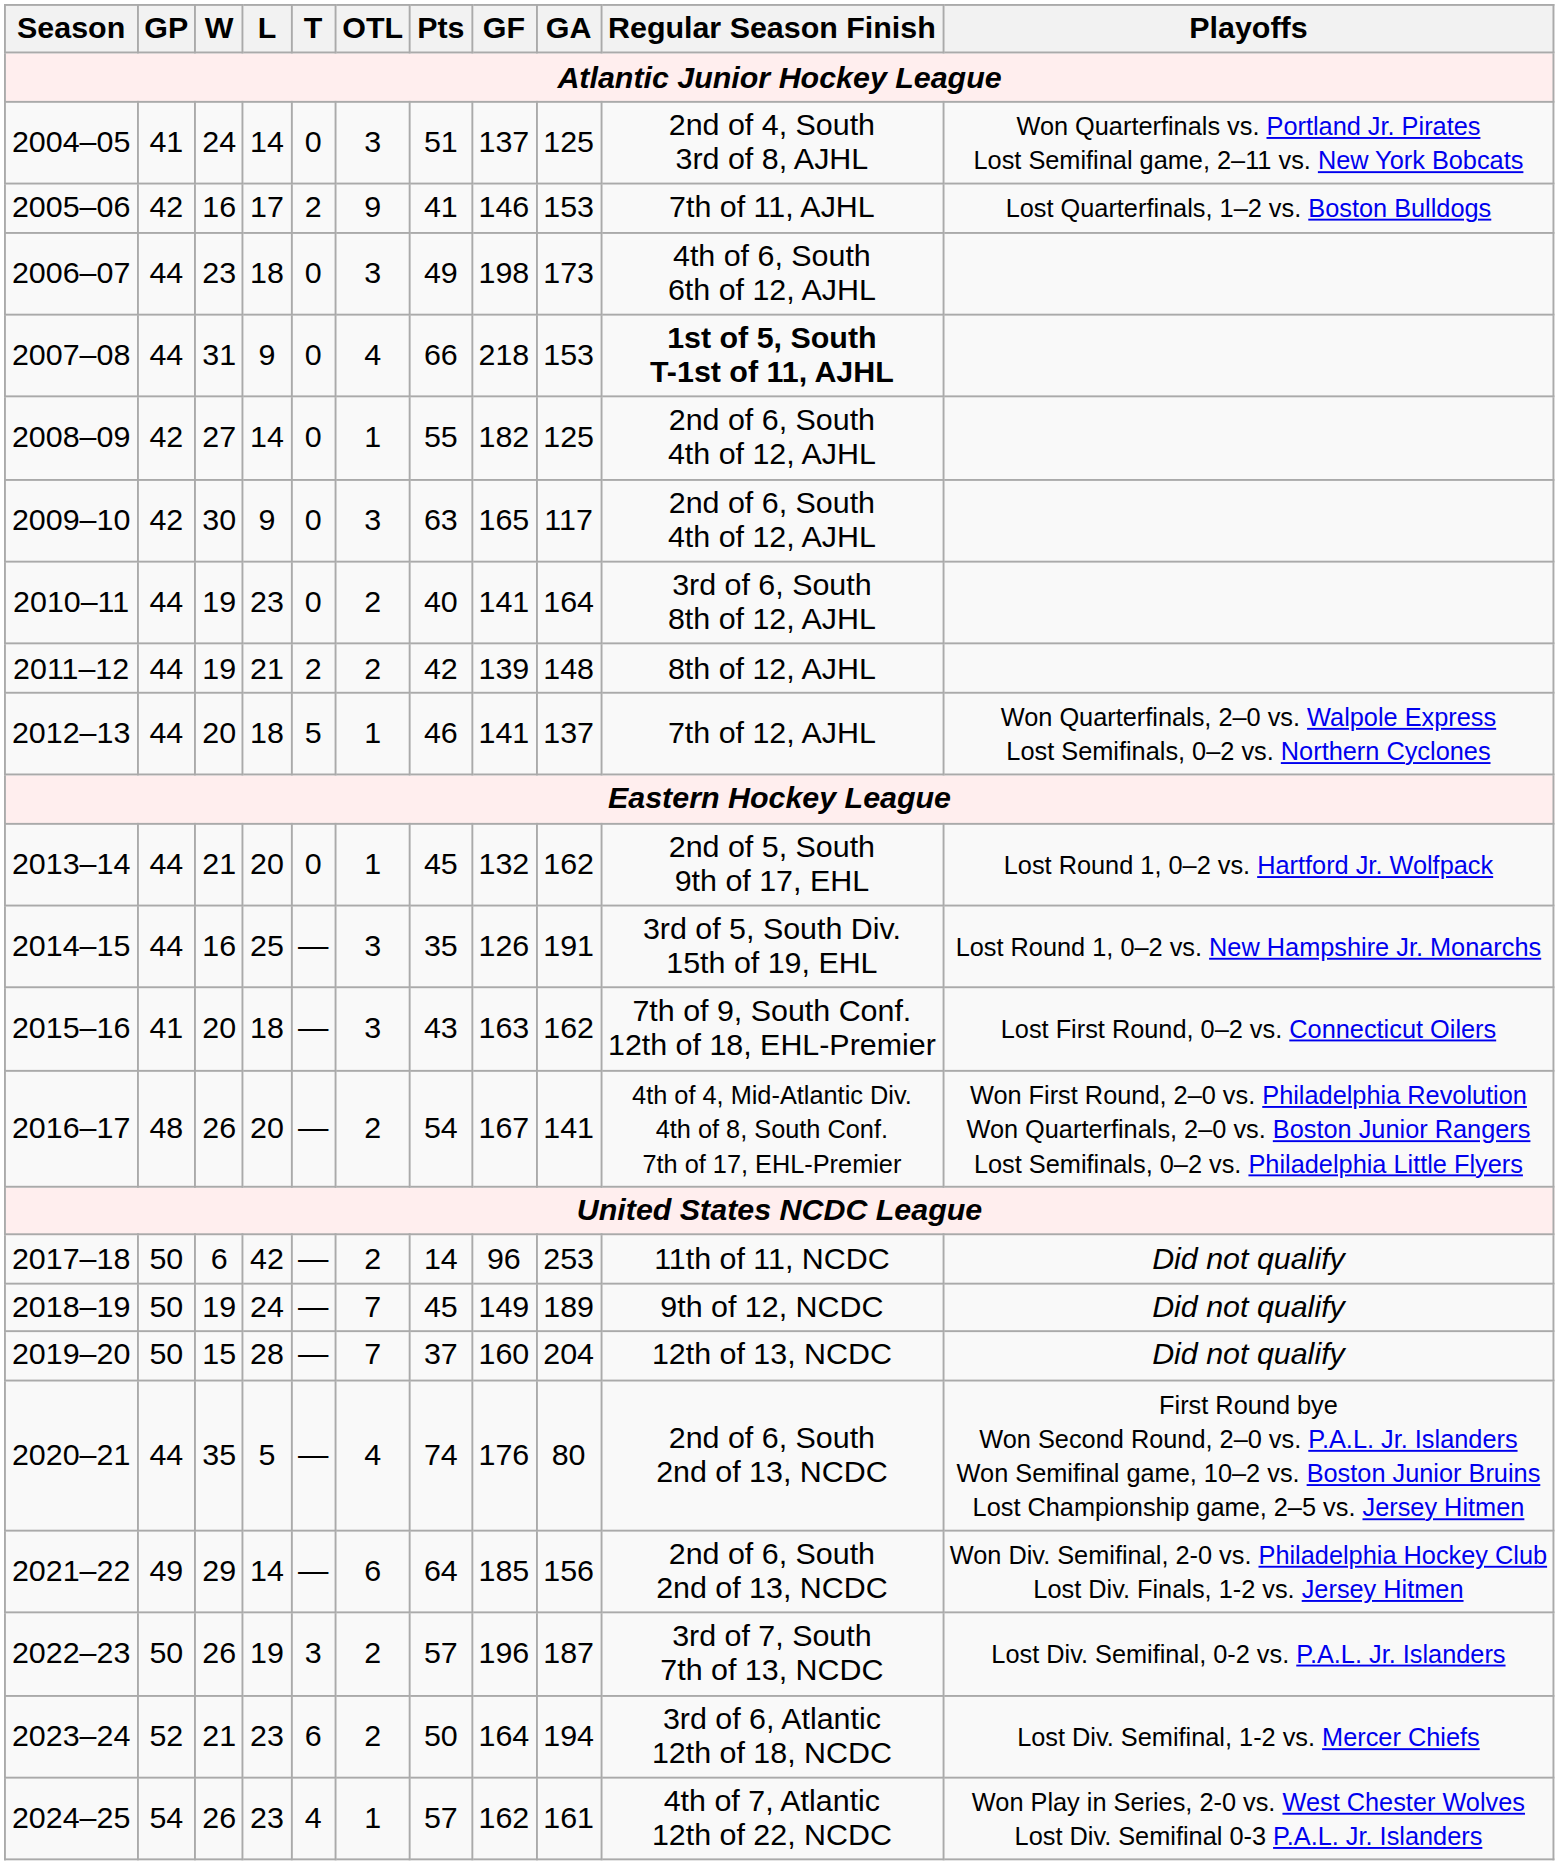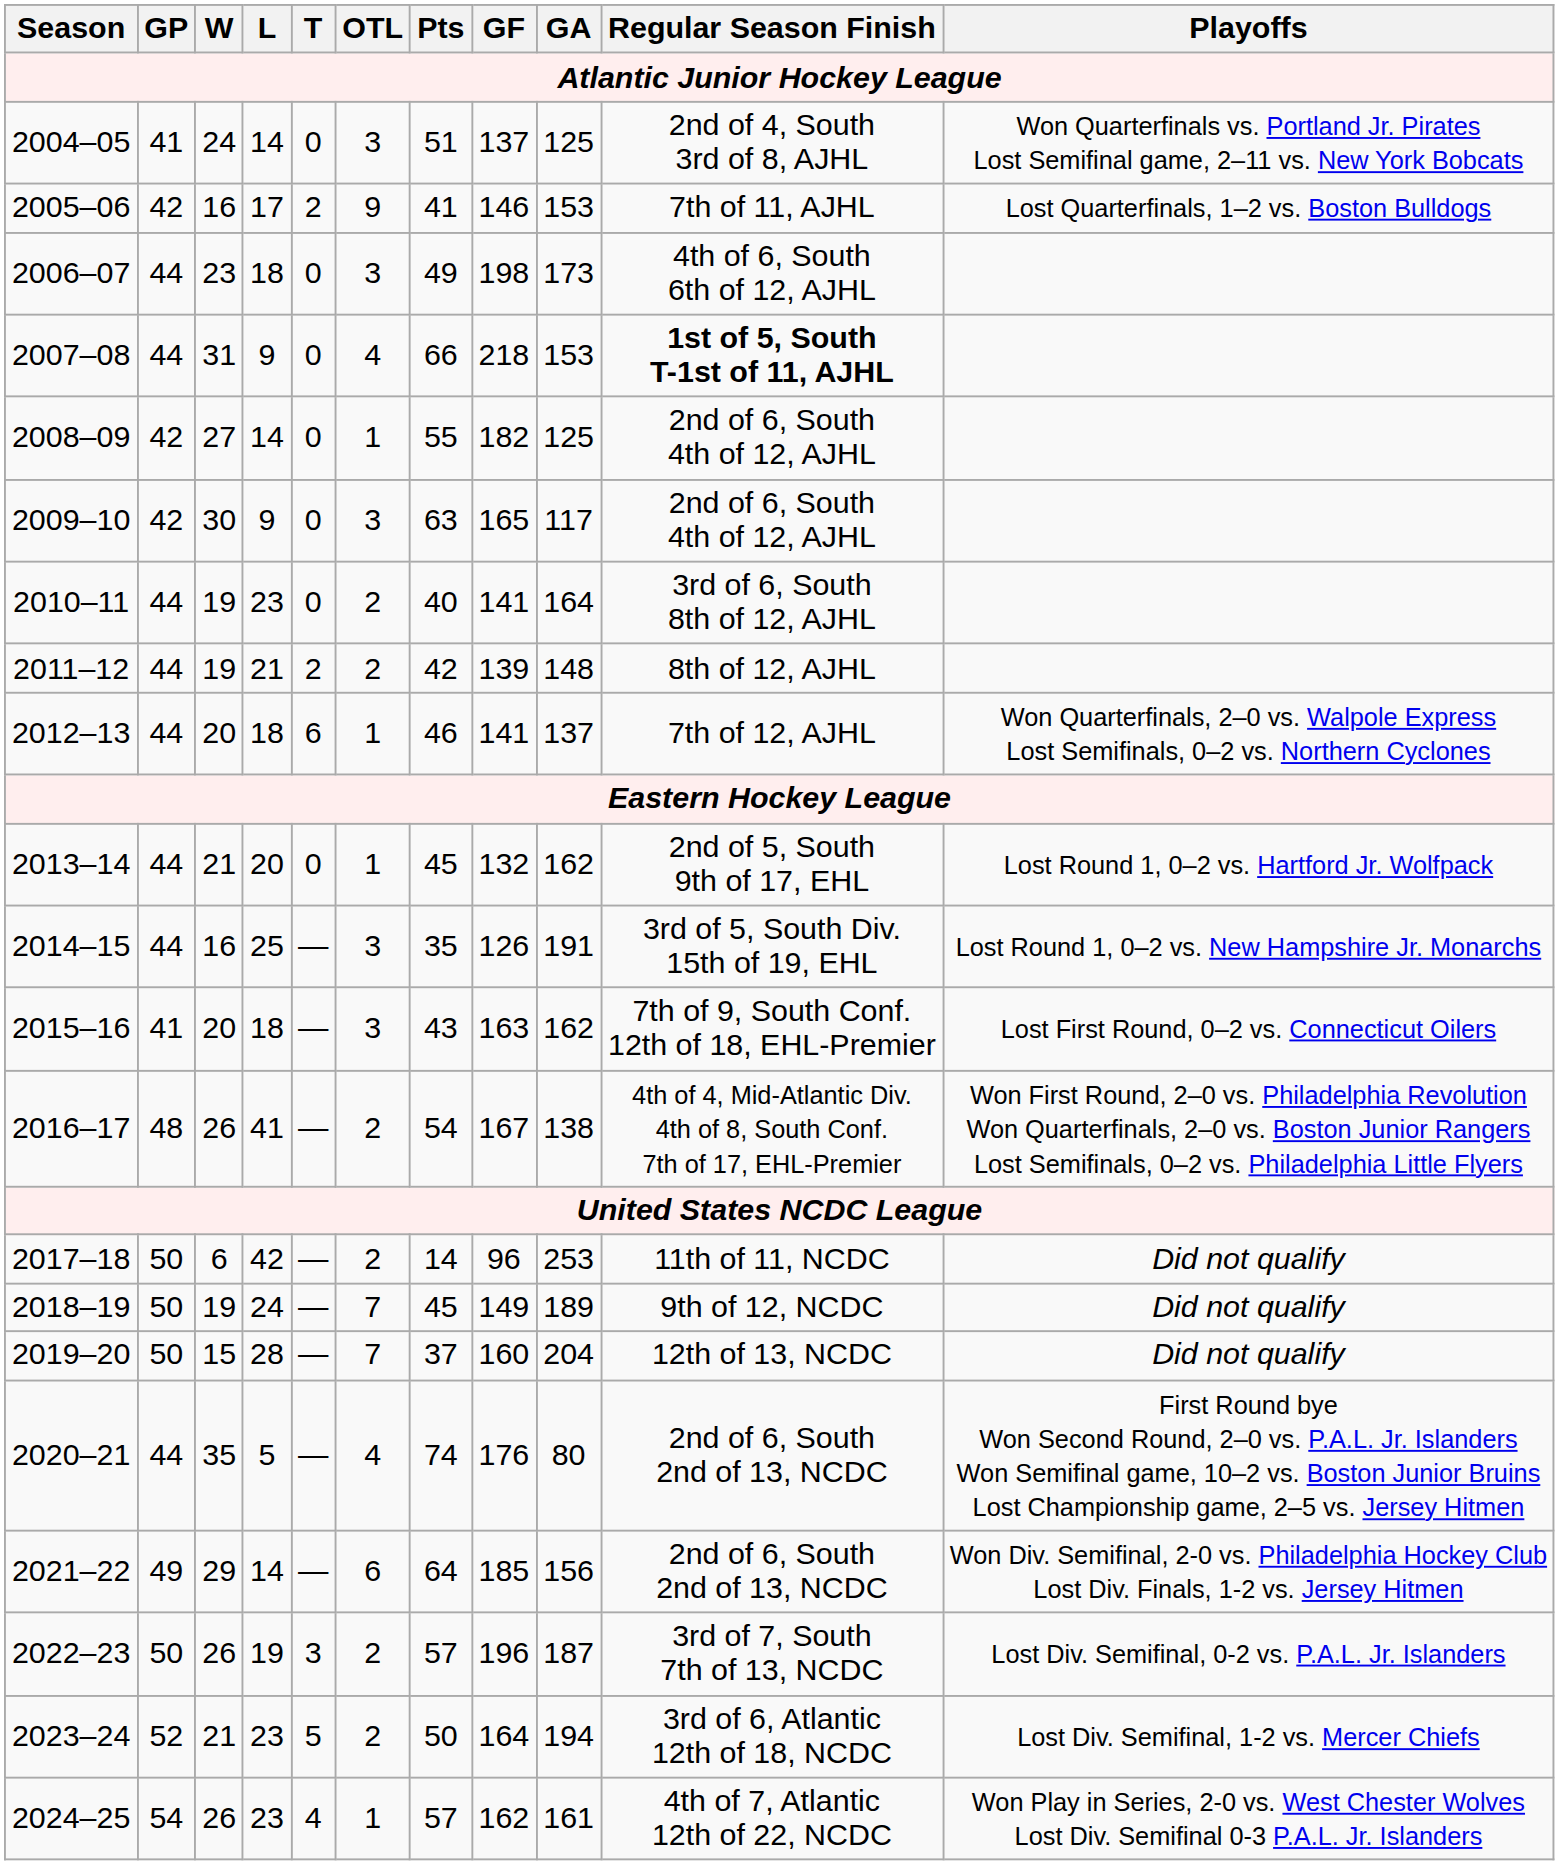(313, 733) 5 -> (313, 733) 6
(267, 1127) 20 -> (267, 1127) 41
(569, 1127) 141 -> (569, 1127) 138
(313, 1735) 6 -> (313, 1735) 5
